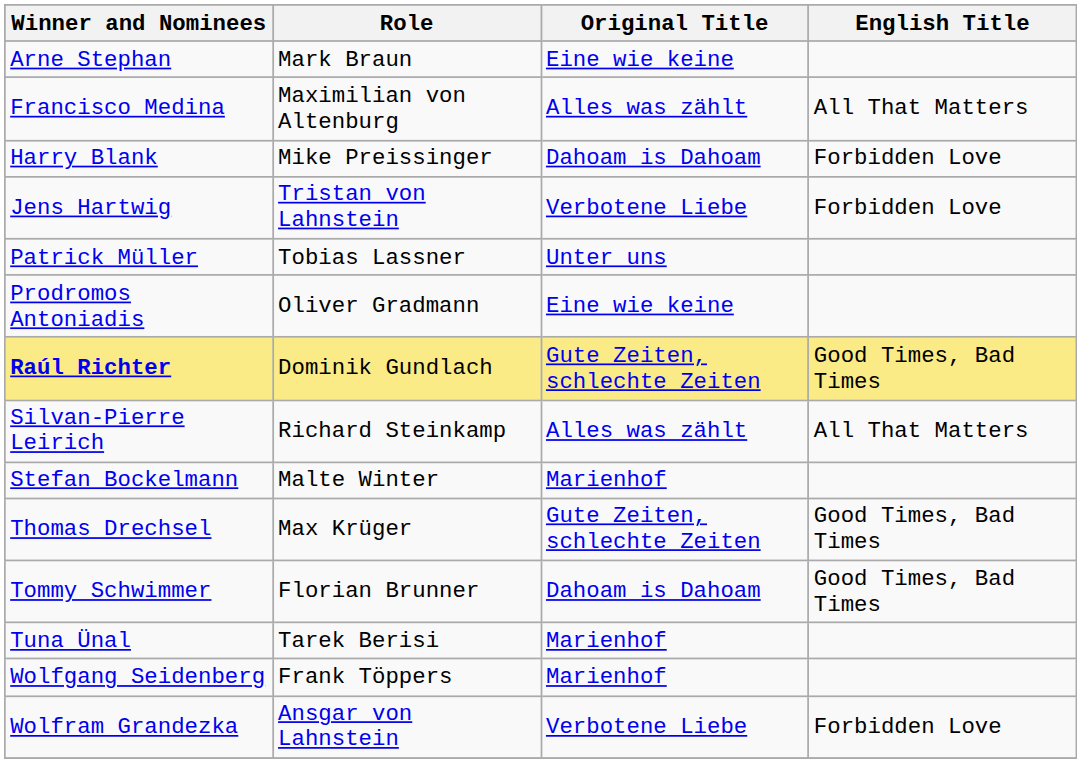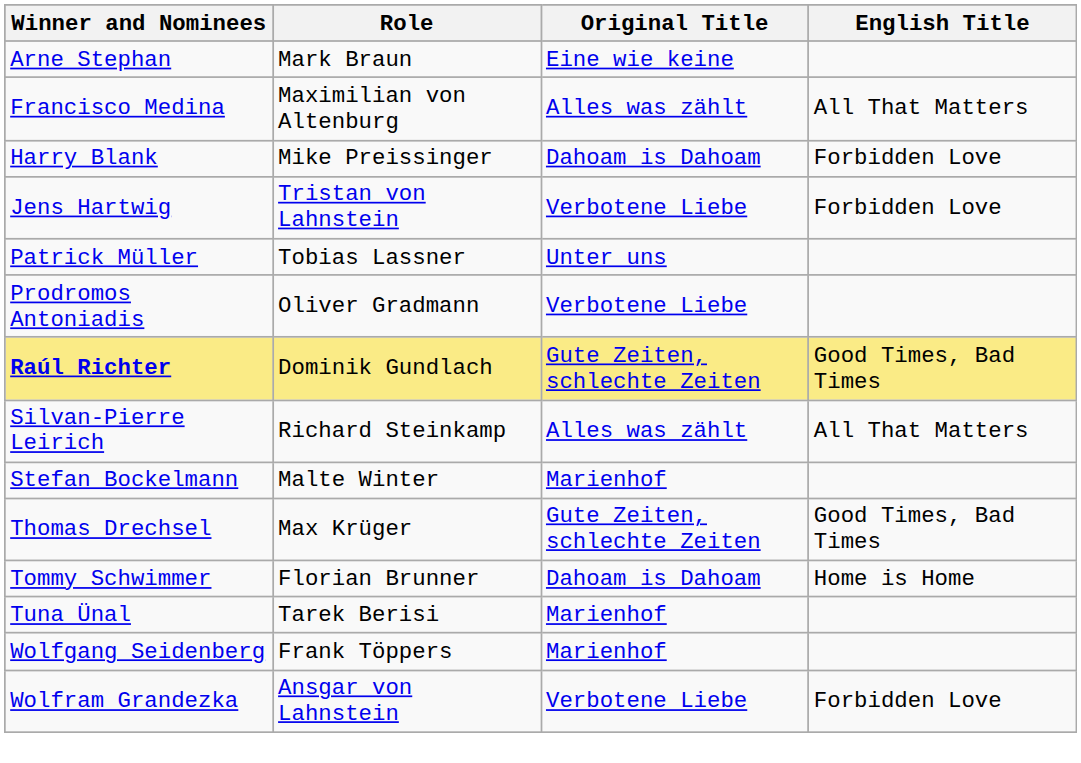(640, 306) Eine wie keine -> (647, 306) Verbotene Liebe
(914, 592) Good Times, Bad Times -> (894, 579) Home is Home
